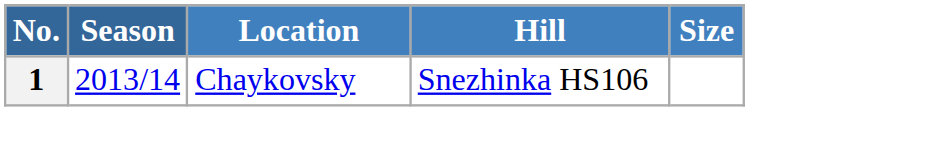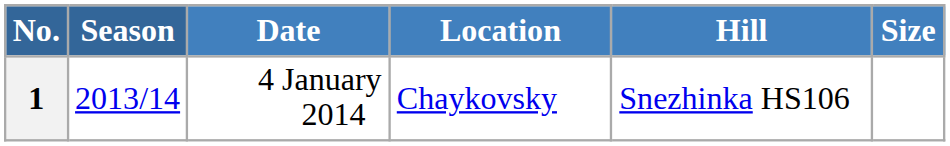+ column: (288, 30)
